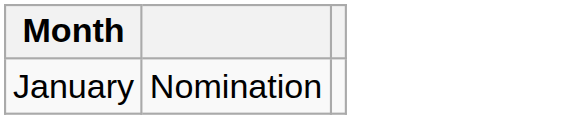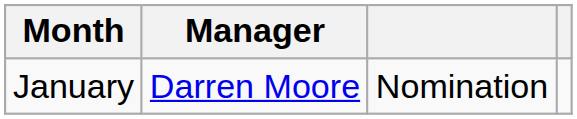+ column: (255, 31)
